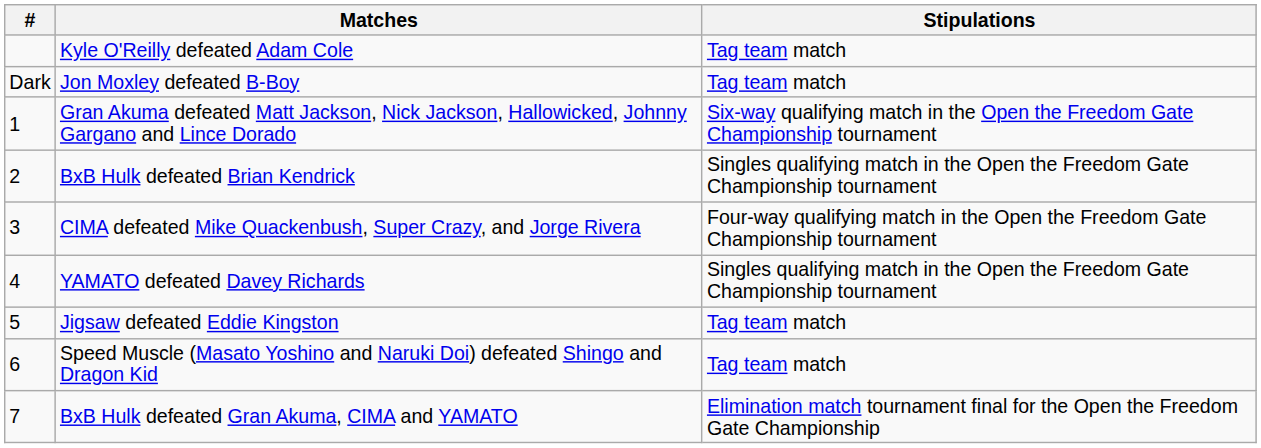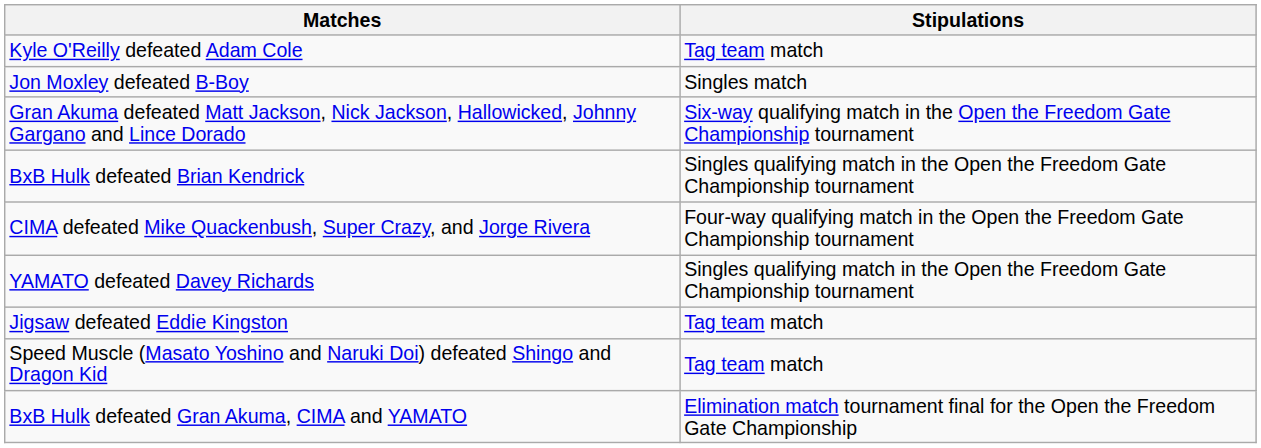- column: (30, 20)
(777, 81) Tag team match -> (746, 81) Singles match
